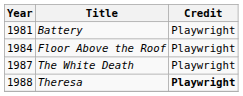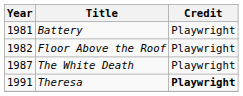(20, 48) 1984 -> (20, 48) 1982
(20, 83) 1988 -> (20, 83) 1991
